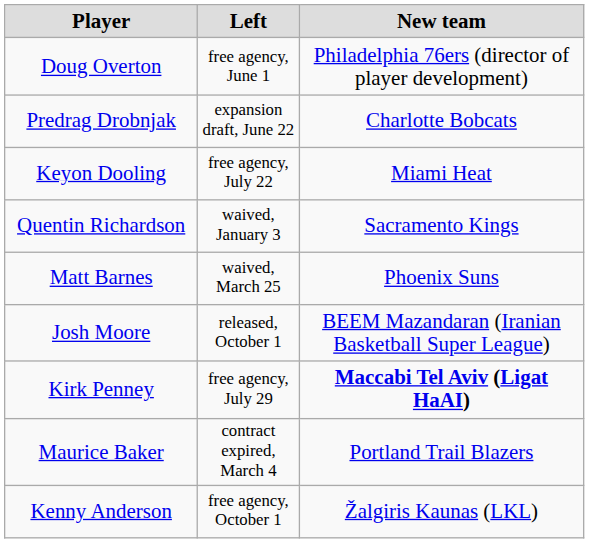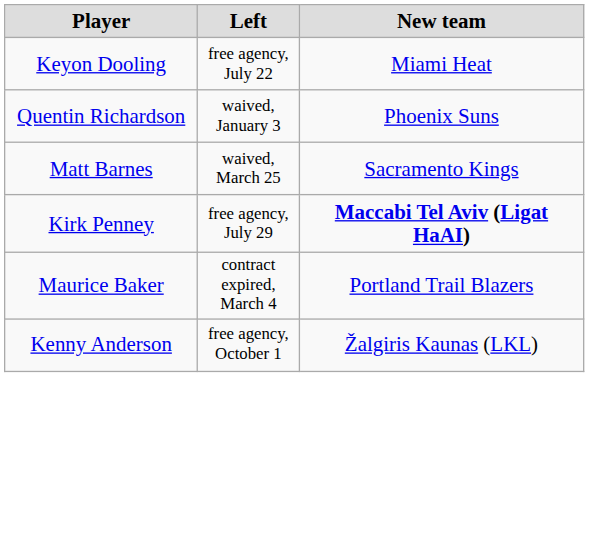- row: (101, 66)
- row: (101, 120)
(441, 225) Sacramento Kings -> (441, 116) Phoenix Suns
(441, 277) Phoenix Suns -> (441, 168) Sacramento Kings
- row: (101, 332)
